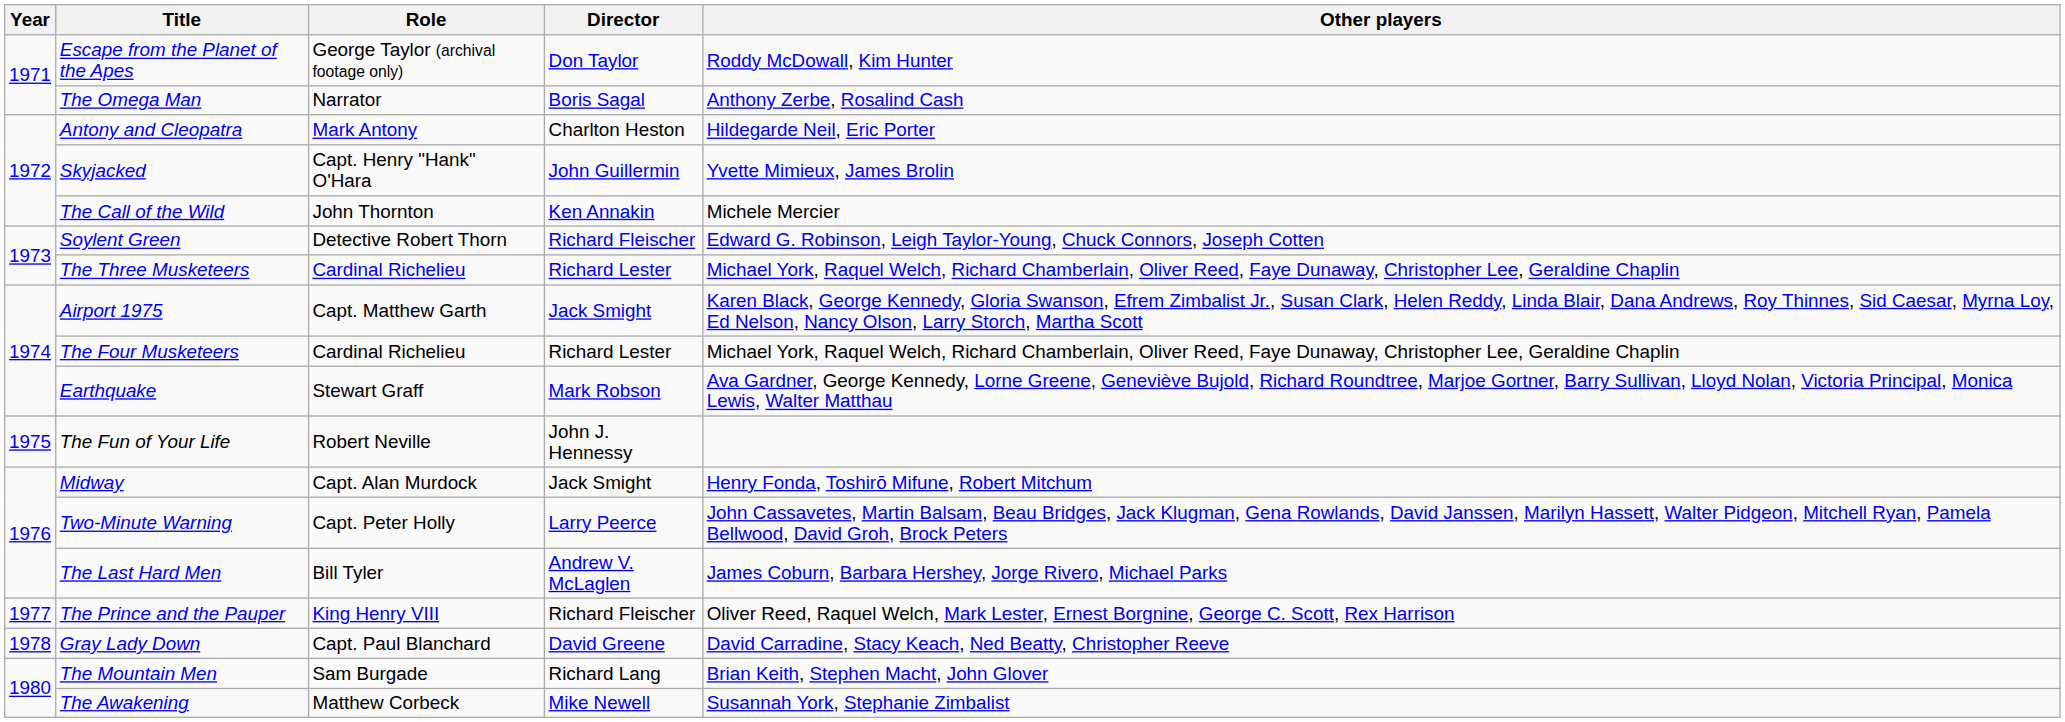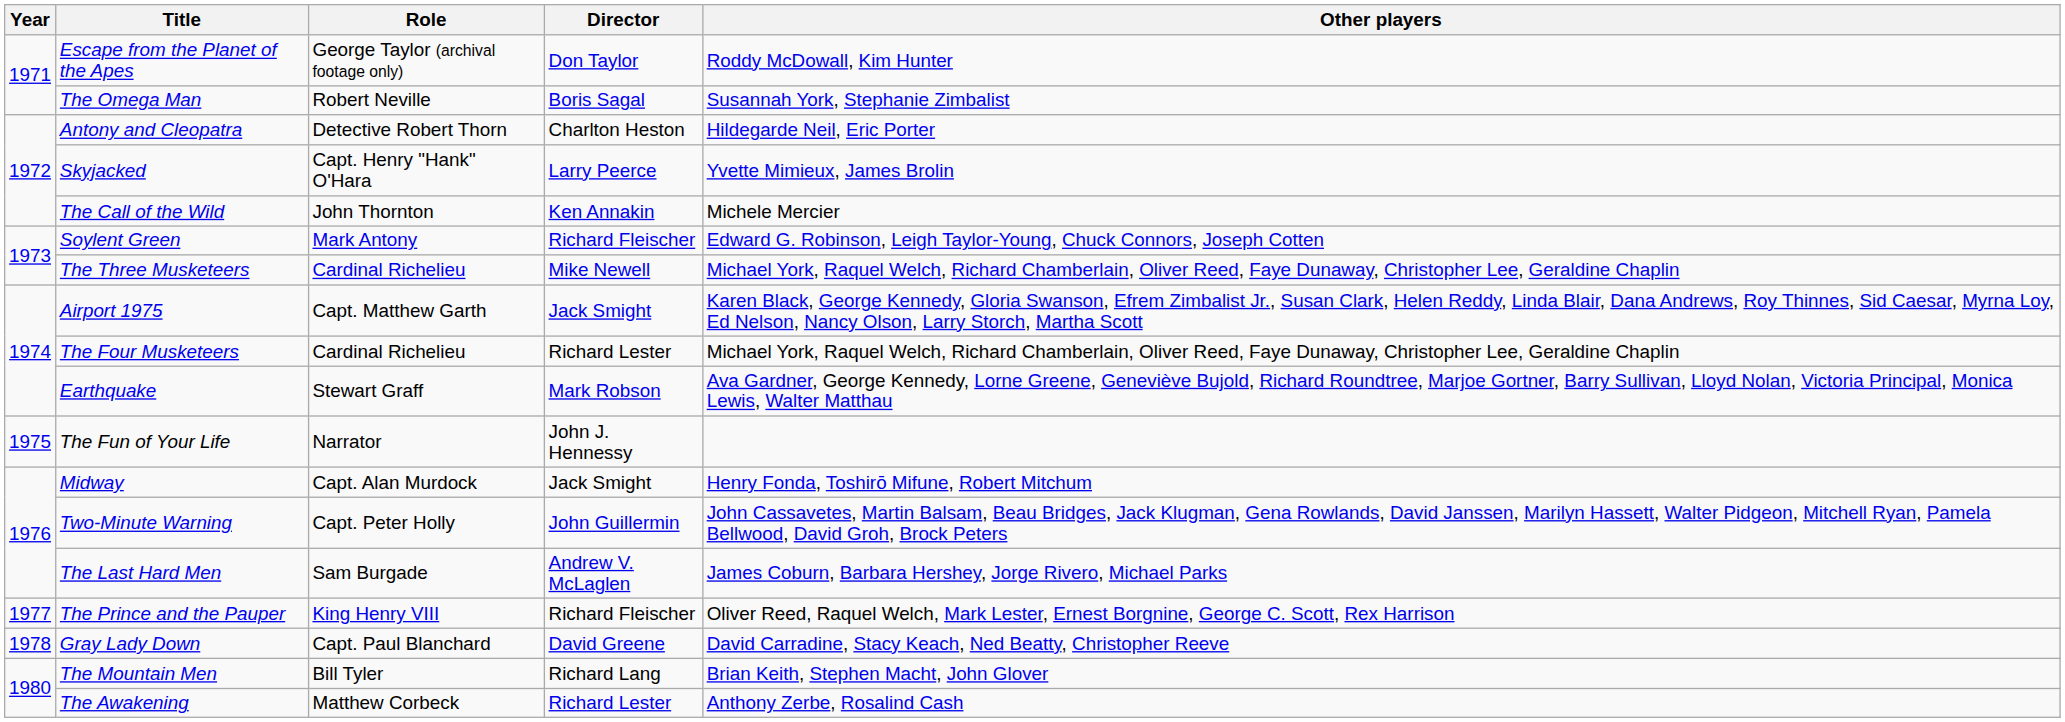(347, 101) Narrator -> (372, 101) Robert Neville
(835, 101) Anthony Zerbe, Rosalind Cash -> (858, 101) Susannah York, Stephanie Zimbalist
(365, 130) Mark Antony -> (410, 130) Detective Robert Thorn
(614, 171) John Guillermin -> (603, 171) Larry Peerce
(410, 241) Detective Robert Thorn -> (365, 241) Mark Antony
(610, 270) Richard Lester -> (599, 270) Mike Newell
(372, 442) Robert Neville -> (347, 442) Narrator
(603, 523) Larry Peerce -> (614, 523) John Guillermin
(348, 573) Bill Tyler -> (370, 573) Sam Burgade
(370, 673) Sam Burgade -> (348, 673) Bill Tyler
(599, 703) Mike Newell -> (610, 703) Richard Lester
(858, 703) Susannah York, Stephanie Zimbalist -> (835, 703) Anthony Zerbe, Rosalind Cash
